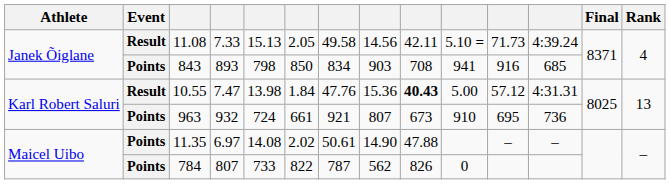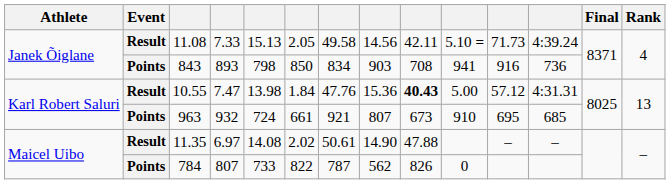(555, 67) 685 -> (555, 67) 736
(555, 117) 736 -> (555, 117) 685
(146, 142) Points -> (146, 142) Result
